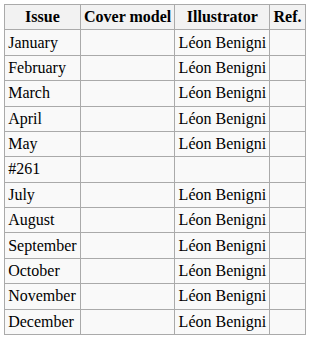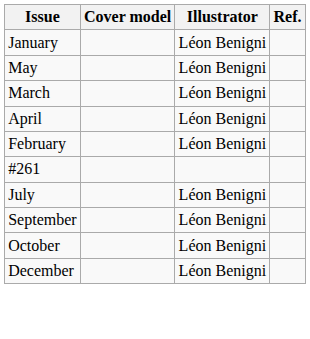rows swapped: (37, 67) <-> (23, 144)
- row: (31, 220)
- row: (42, 296)
